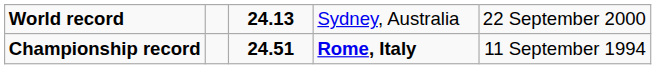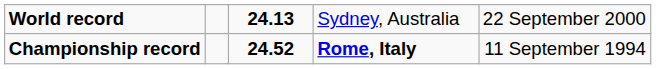(271, 48) 24.51 -> (271, 48) 24.52
